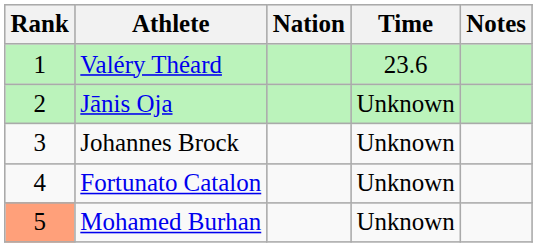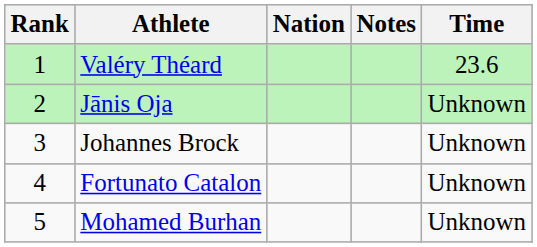columns swapped: (406, 24) <-> (496, 24)
(40, 222) lightsalmon background -> (40, 222) no background
